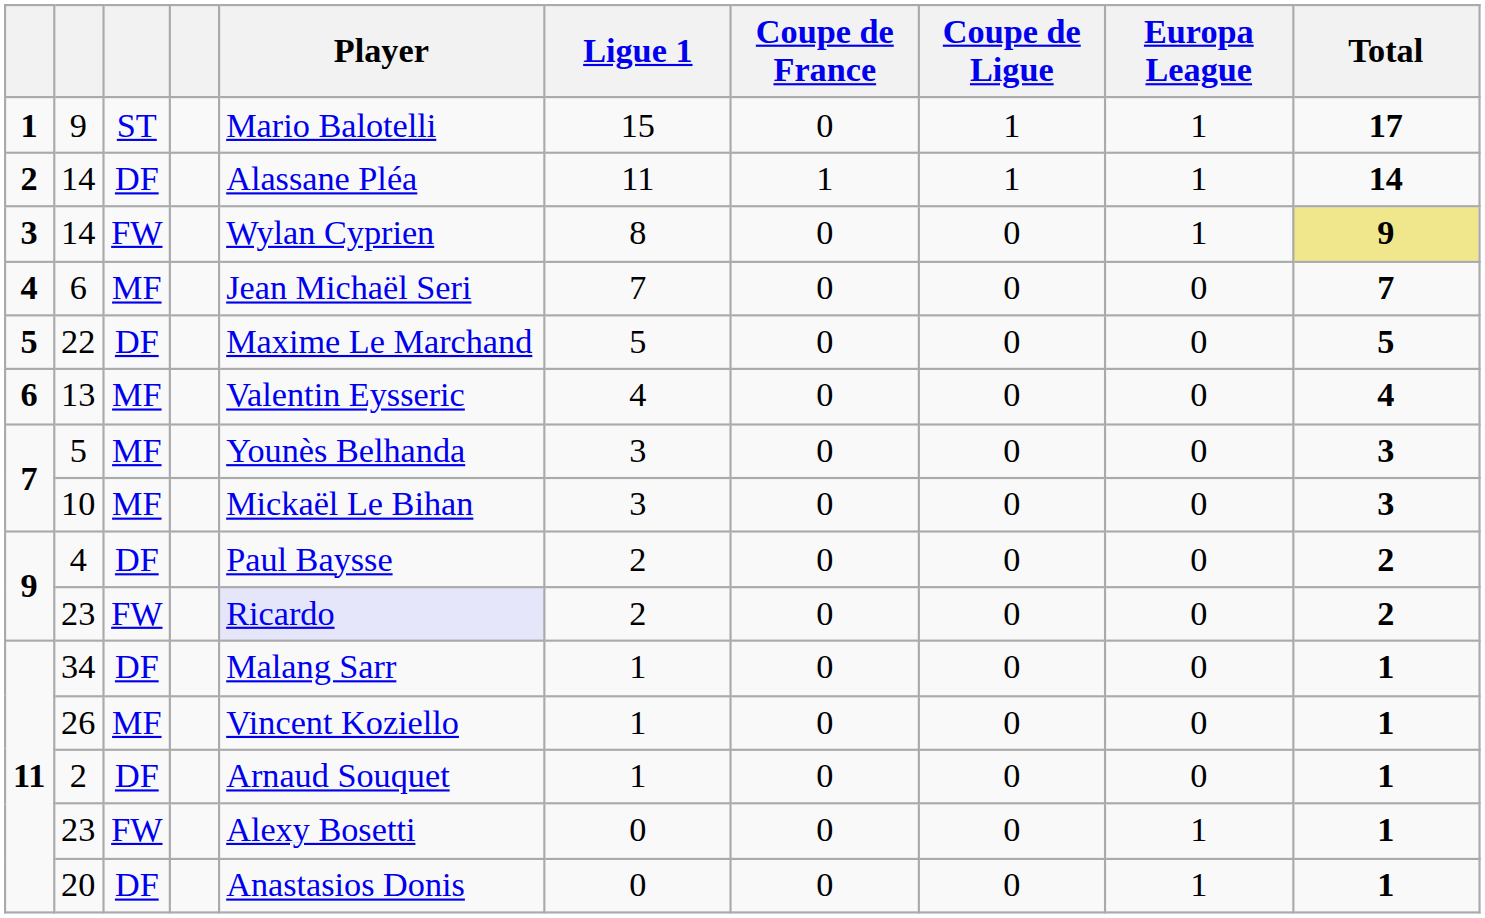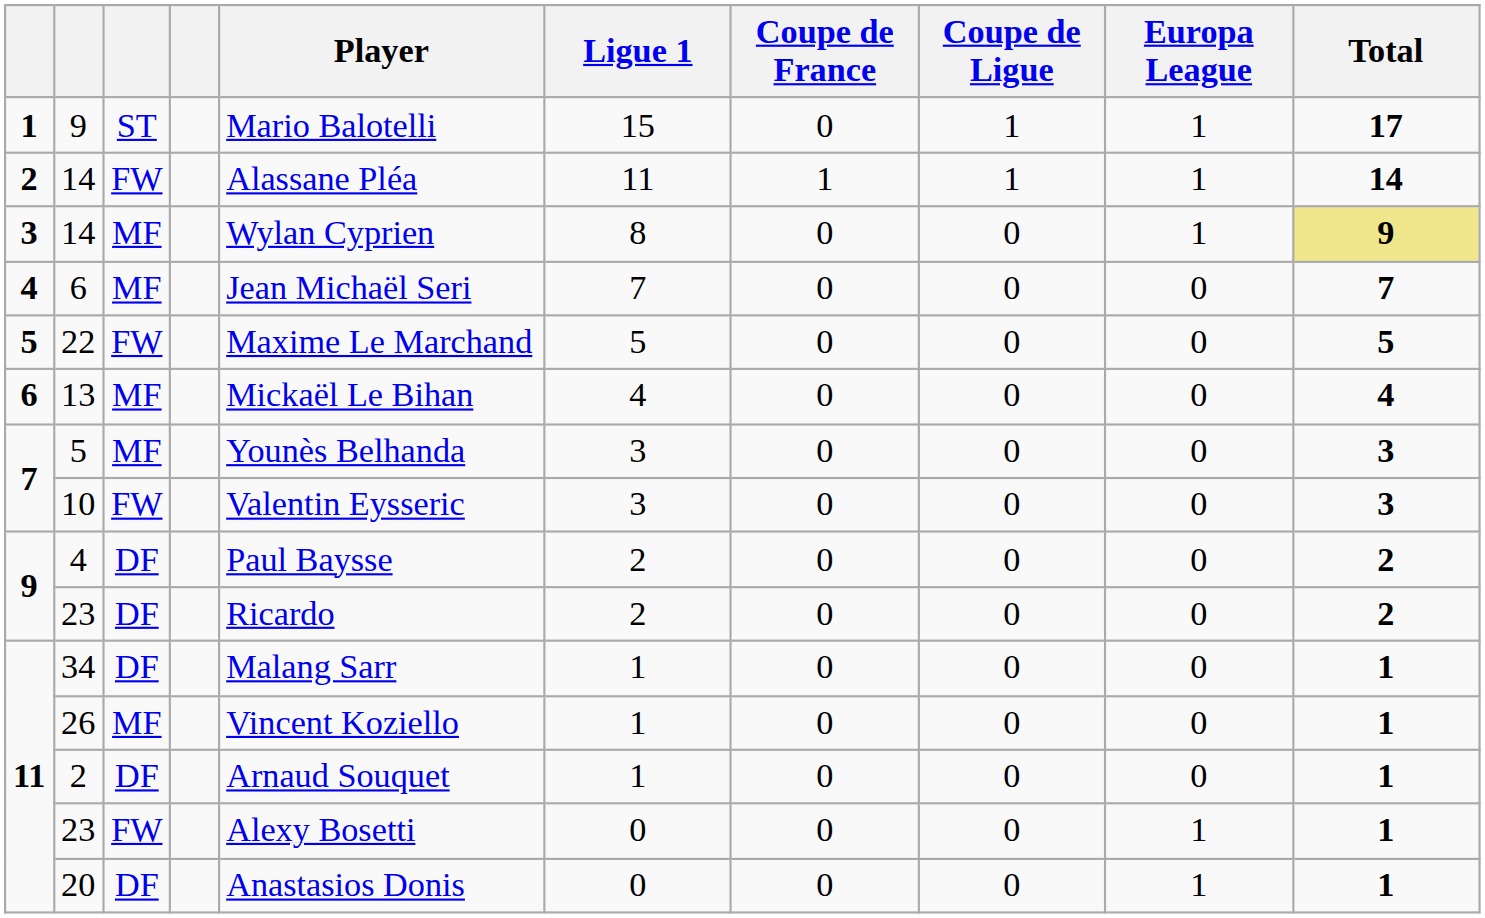(137, 178) DF -> (137, 178) FW
(137, 233) FW -> (137, 233) MF
(137, 341) DF -> (137, 341) FW
(345, 395) Valentin Eysseric -> (350, 395) Mickaël Le Bihan
(137, 504) MF -> (137, 504) FW
(350, 504) Mickaël Le Bihan -> (345, 504) Valentin Eysseric
(137, 613) FW -> (137, 613) DF
(280, 613) lavender background -> (280, 613) no background
